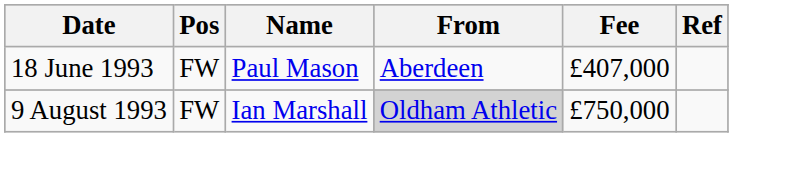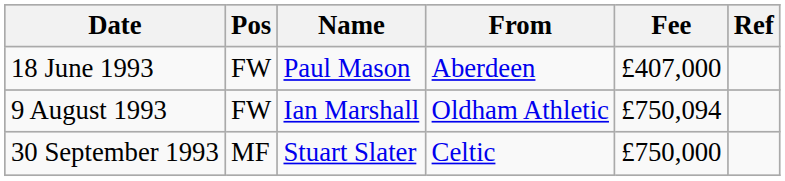(468, 110) lightgrey background -> (520, 110) no background
(619, 110) £750,000 -> (671, 110) £750,094
+ row: (115, 152)
